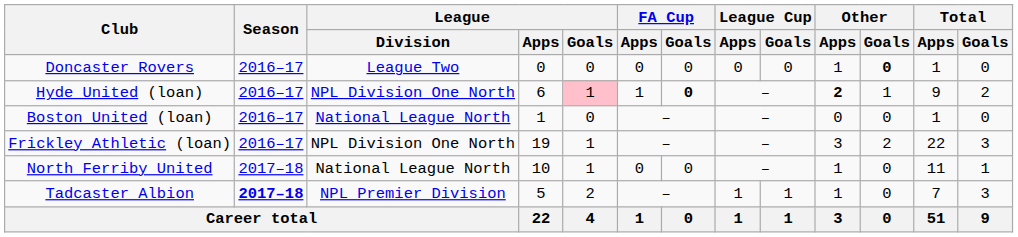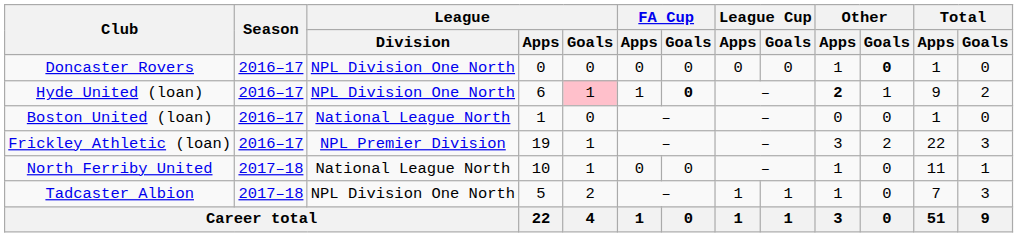(413, 68) League Two -> (413, 68) NPL Division One North
(413, 143) NPL Division One North -> (413, 143) NPL Premier Division
(271, 194) bold -> (271, 194) normal
(413, 194) NPL Premier Division -> (413, 194) NPL Division One North
